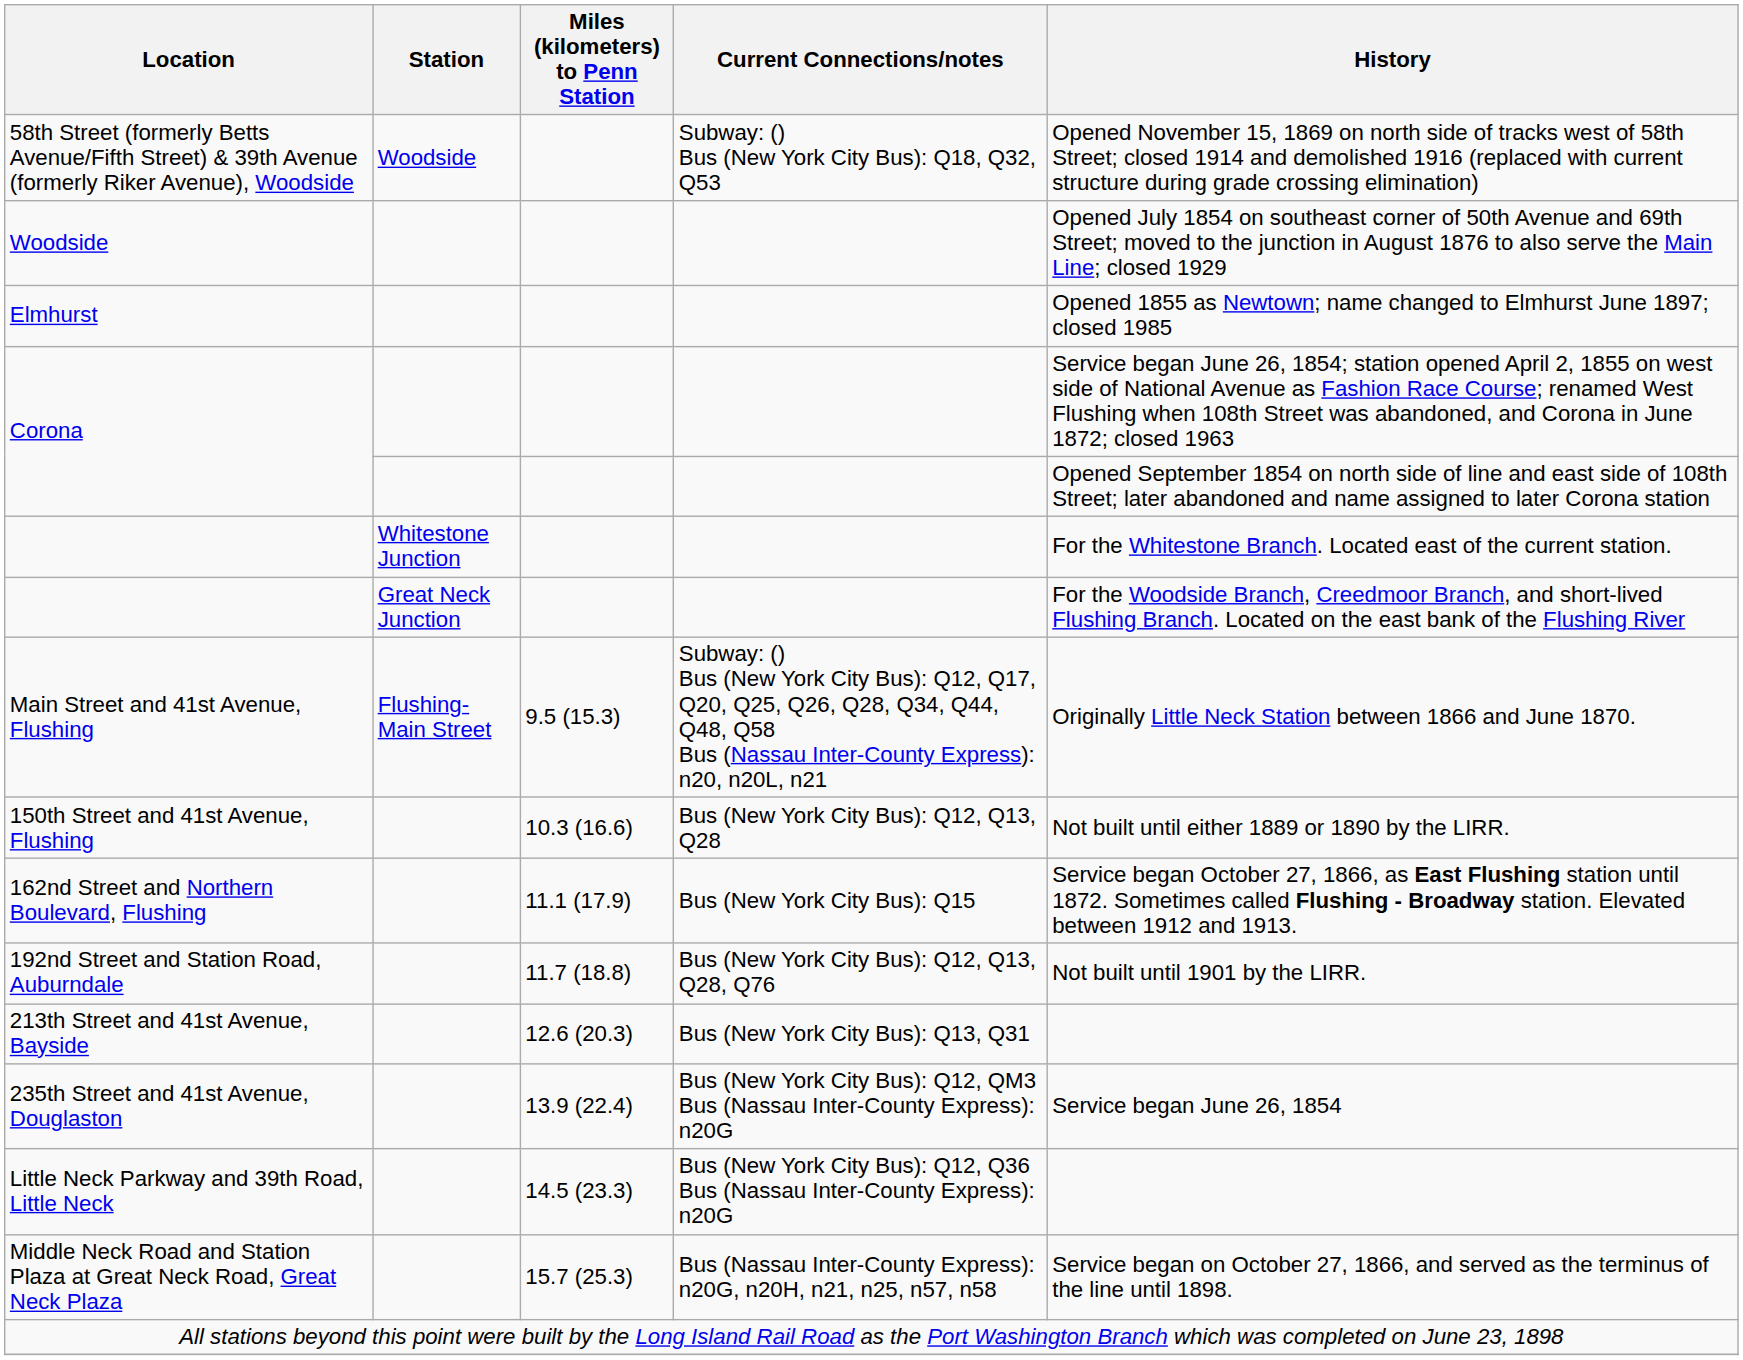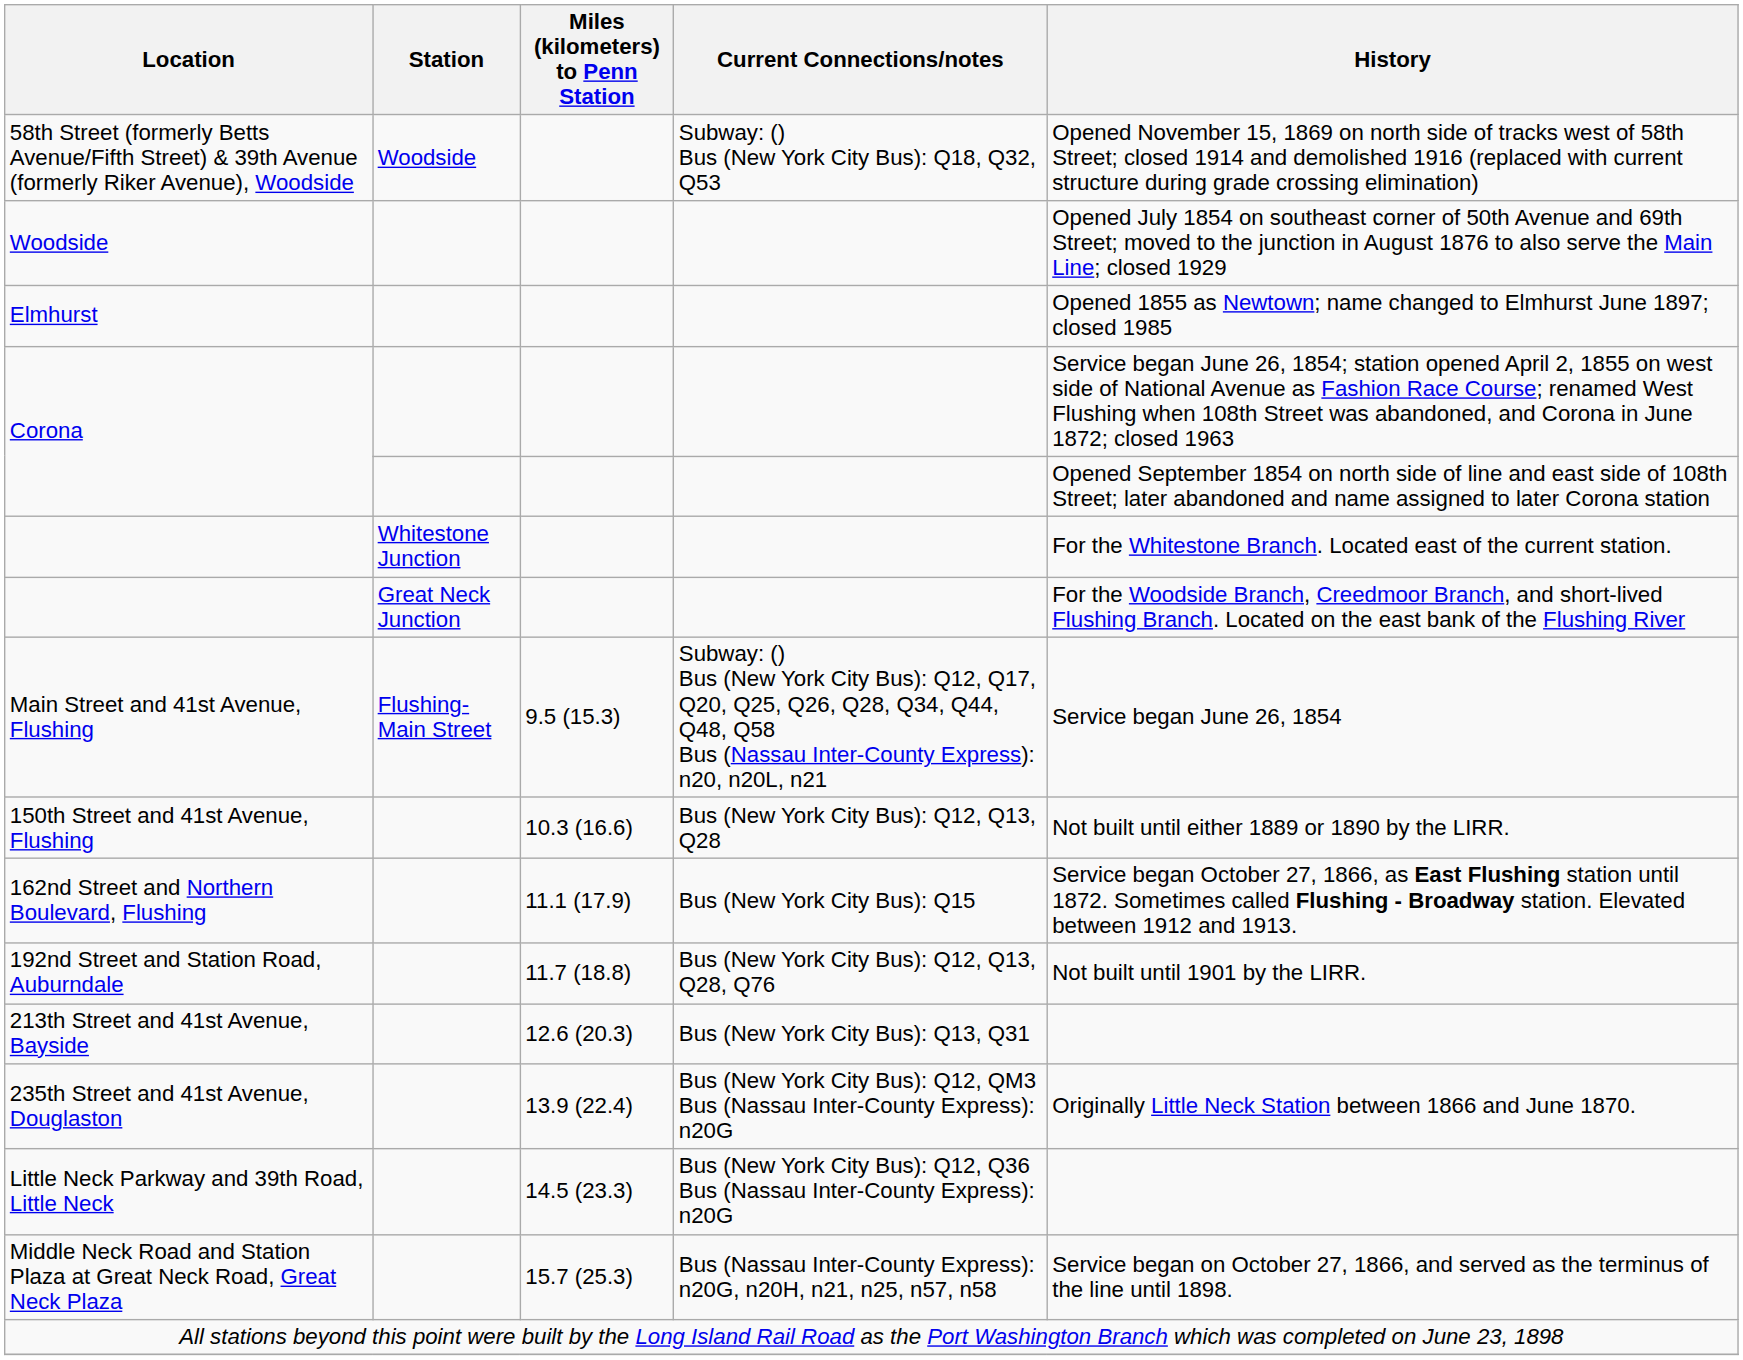(1344, 717) Originally Little Neck Station between 1866 and June 1870. -> (1197, 717) Service began June 26, 1854
(1197, 1106) Service began June 26, 1854 -> (1344, 1106) Originally Little Neck Station between 1866 and June 1870.
